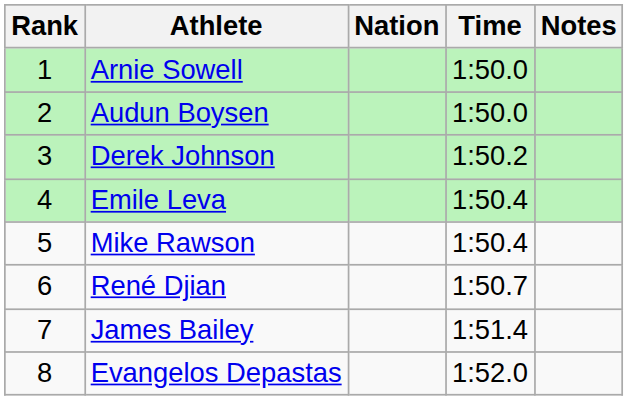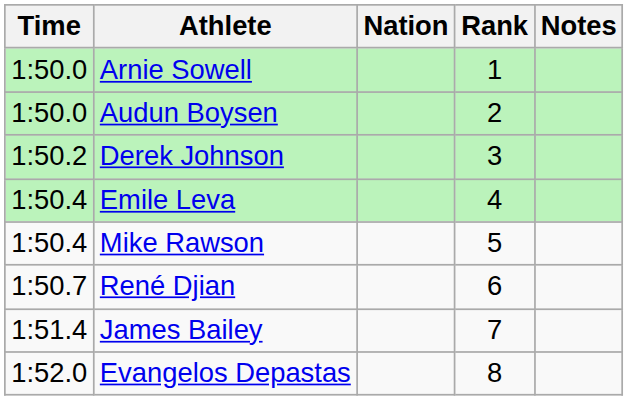columns swapped: (45, 26) <-> (490, 26)
